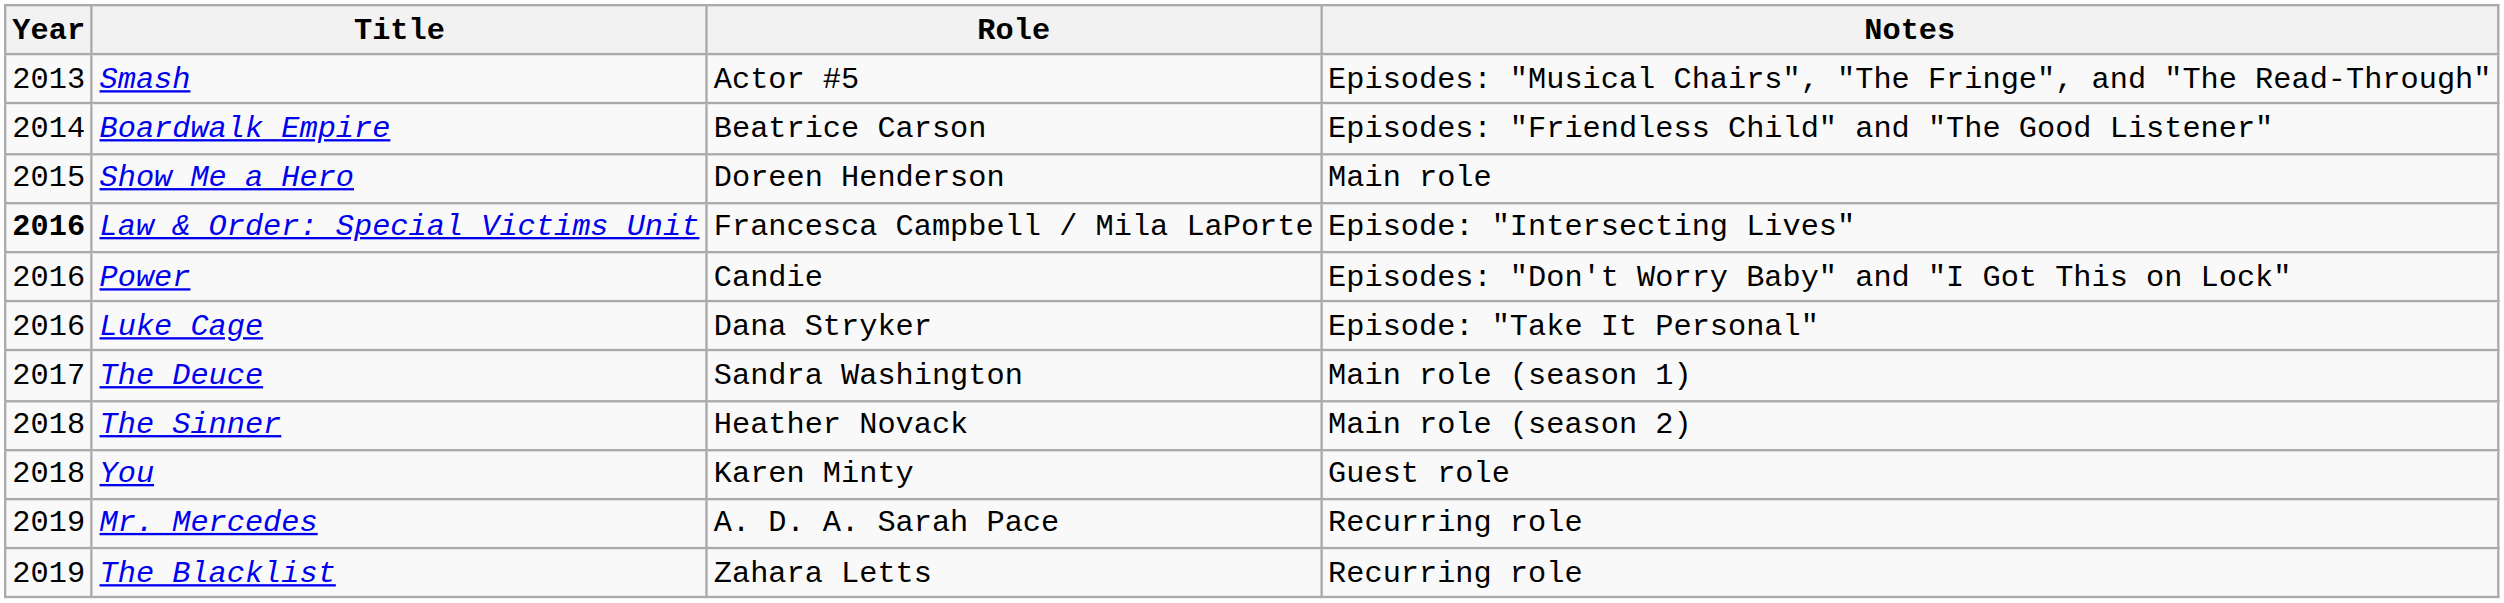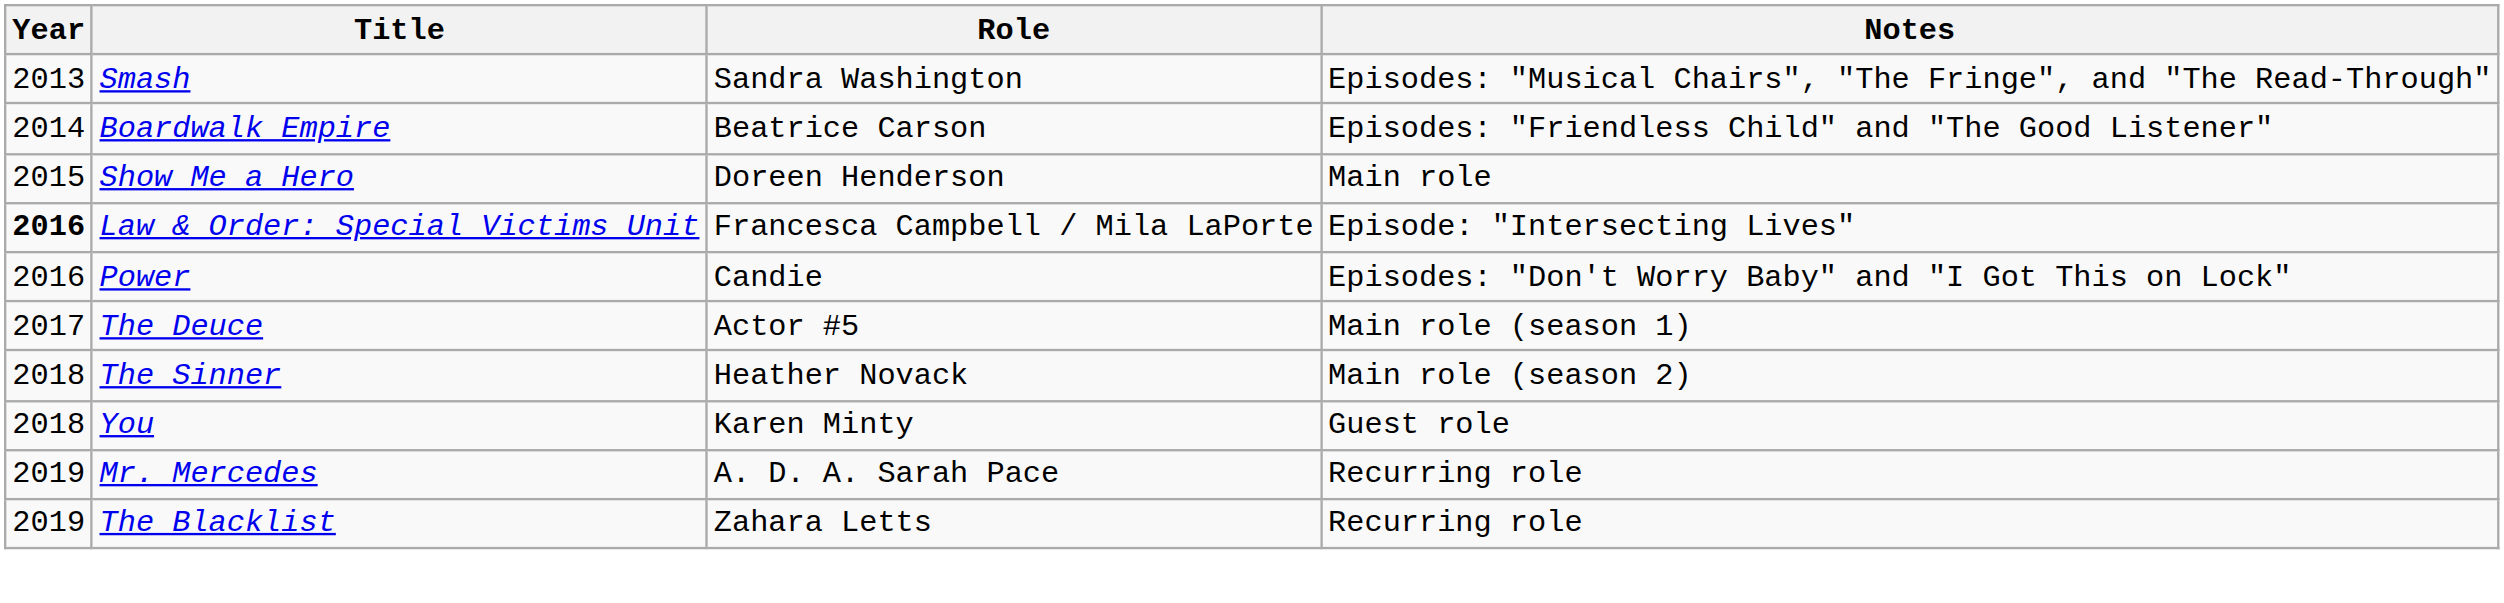(787, 79) Actor #5 -> (868, 79) Sandra Washington
- row: (181, 326)
(868, 375) Sandra Washington -> (787, 326) Actor #5
